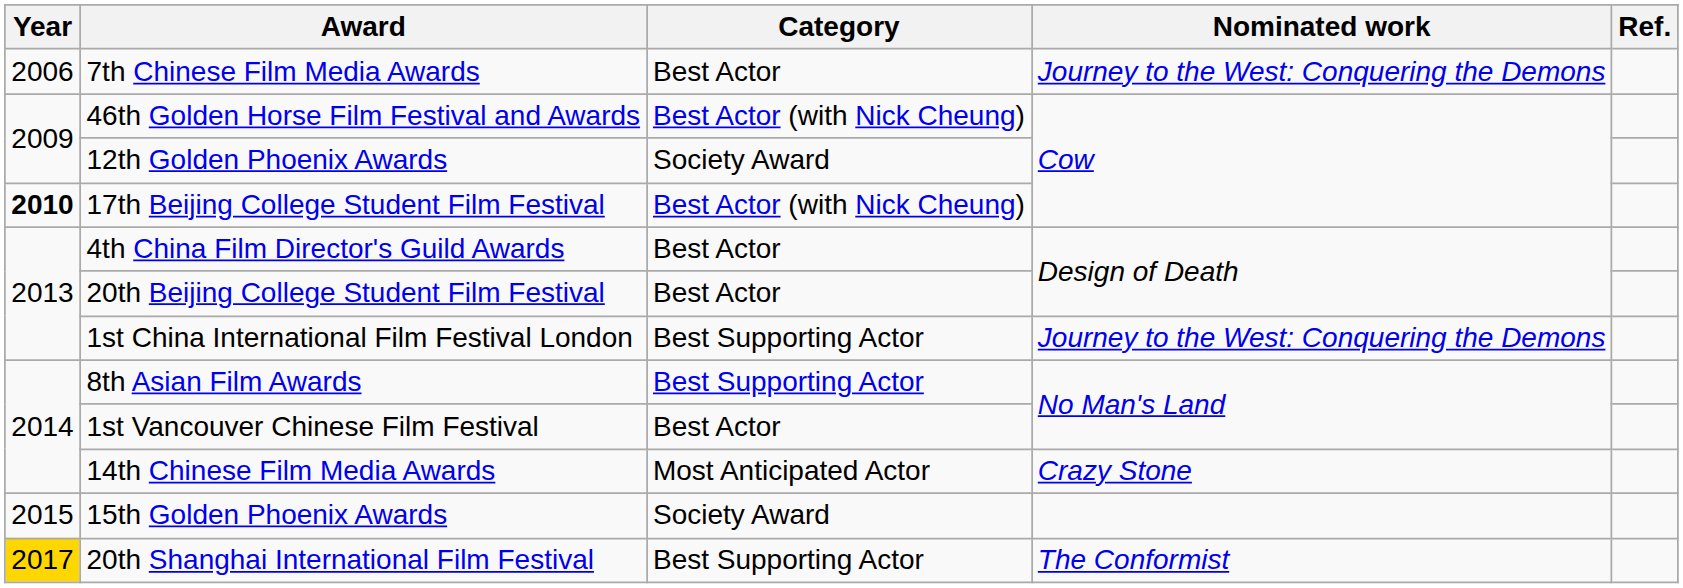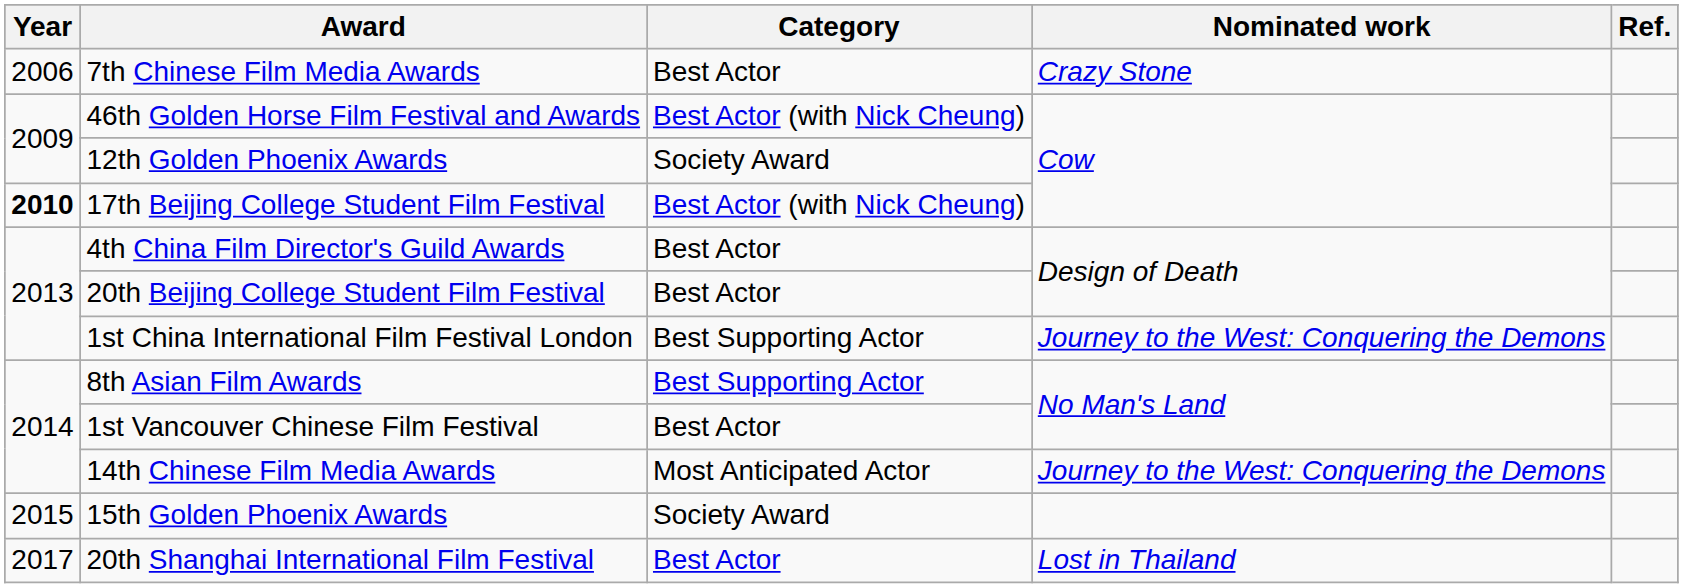(1322, 71) Journey to the West: Conquering the Demons -> (1115, 71) Crazy Stone
(1115, 470) Crazy Stone -> (1322, 470) Journey to the West: Conquering the Demons
(42, 559) gold background -> (42, 559) no background
(788, 559) Best Supporting Actor -> (717, 559) Best Actor
(1134, 559) The Conformist -> (1137, 559) Lost in Thailand
